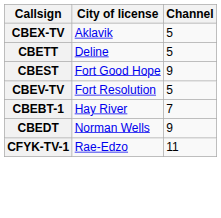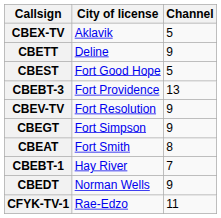(170, 52) 5 -> (170, 52) 9
(170, 71) 9 -> (170, 71) 5
+ row: (38, 90)
(170, 90) 5 -> (170, 109) 9
+ row: (38, 128)
+ row: (38, 147)
